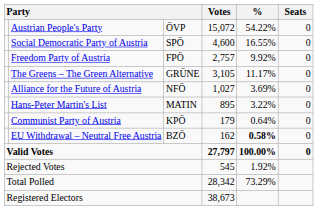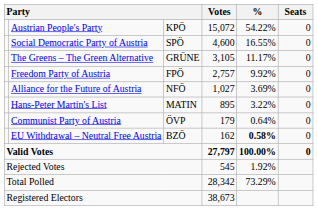(176, 27) ÖVP -> (176, 27) KPÖ
rows swapped: (82, 74) <-> (61, 58)
(176, 120) KPÖ -> (176, 120) ÖVP
